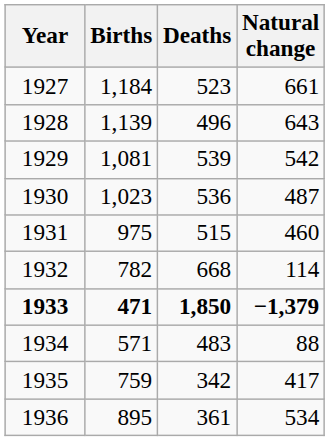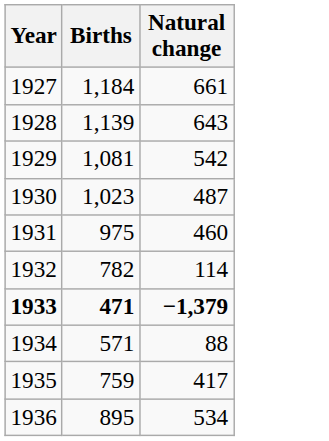- column: (197, 35)
